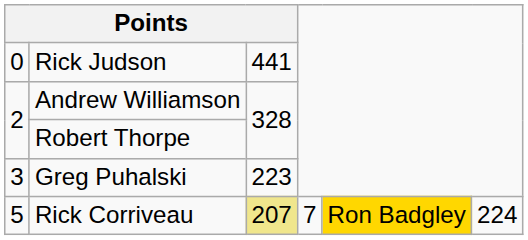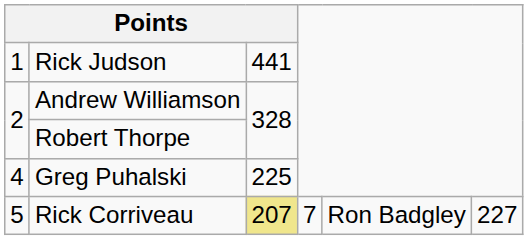(17, 61) 0 -> (17, 61) 1
(17, 176) 3 -> (17, 176) 4
(272, 176) 223 -> (272, 176) 225
(397, 215) gold background -> (397, 215) no background
(497, 215) 224 -> (497, 215) 227
